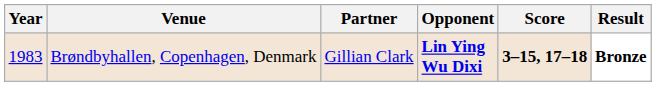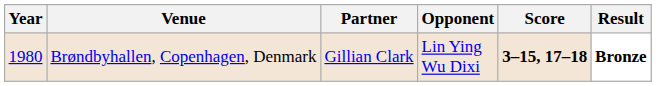(26, 56) 1983 -> (26, 56) 1980
(453, 56) bold -> (452, 56) normal
